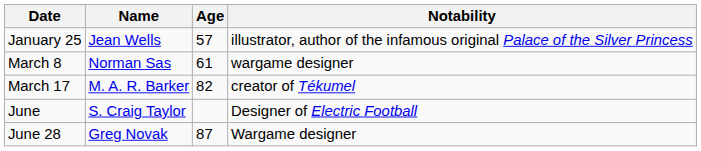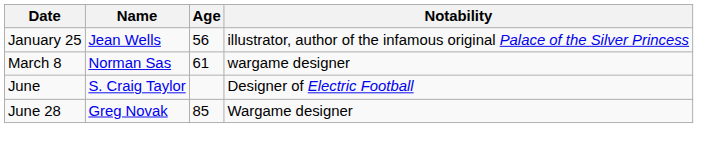(204, 39) 57 -> (201, 39) 56
- row: (39, 87)
(204, 134) 87 -> (201, 110) 85
